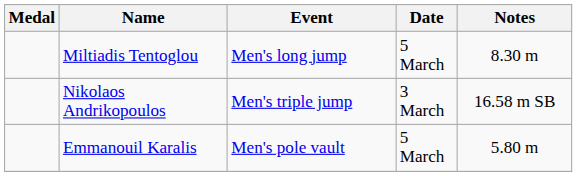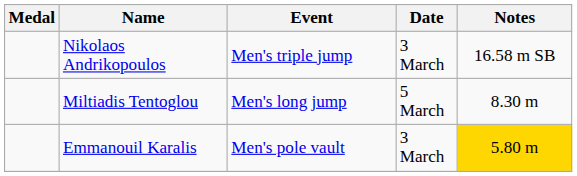rows swapped: (130, 54) <-> (114, 101)
(422, 147) 5 March -> (422, 147) 3 March
(515, 147) no background -> (515, 147) gold background
